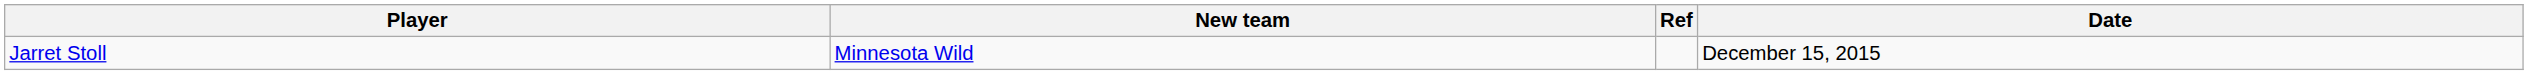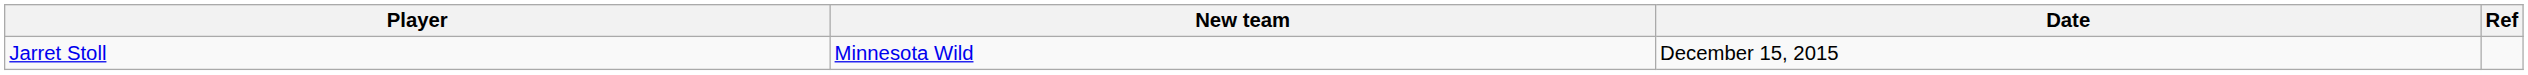columns swapped: (2110, 20) <-> (1676, 20)
